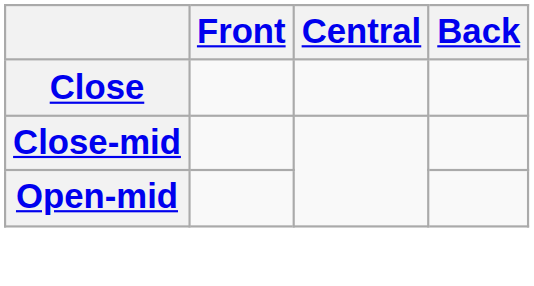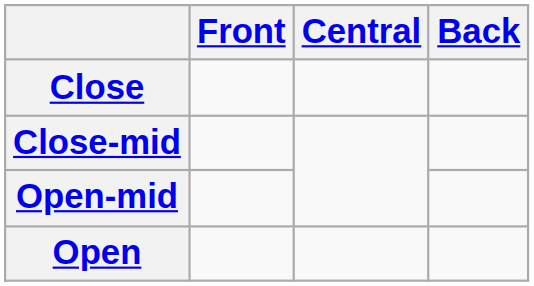+ row: (97, 252)
